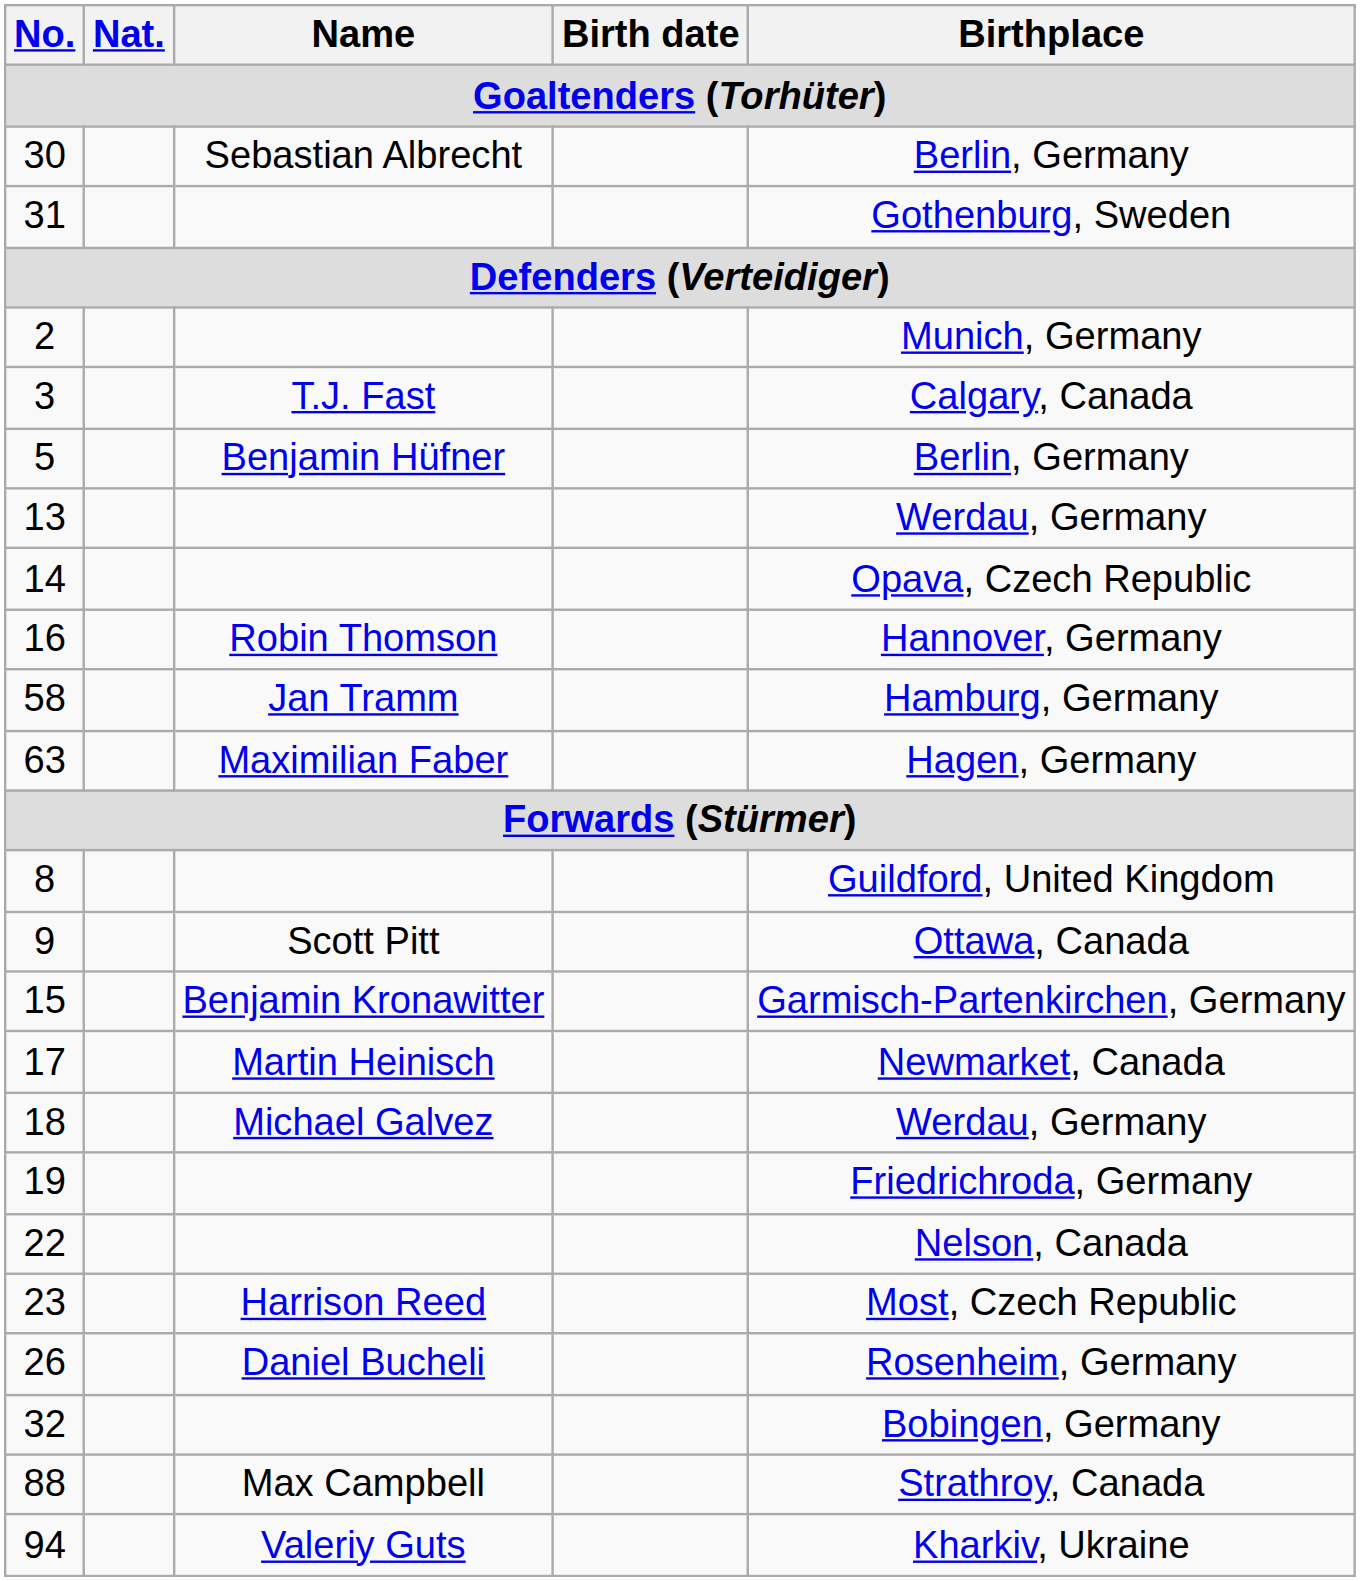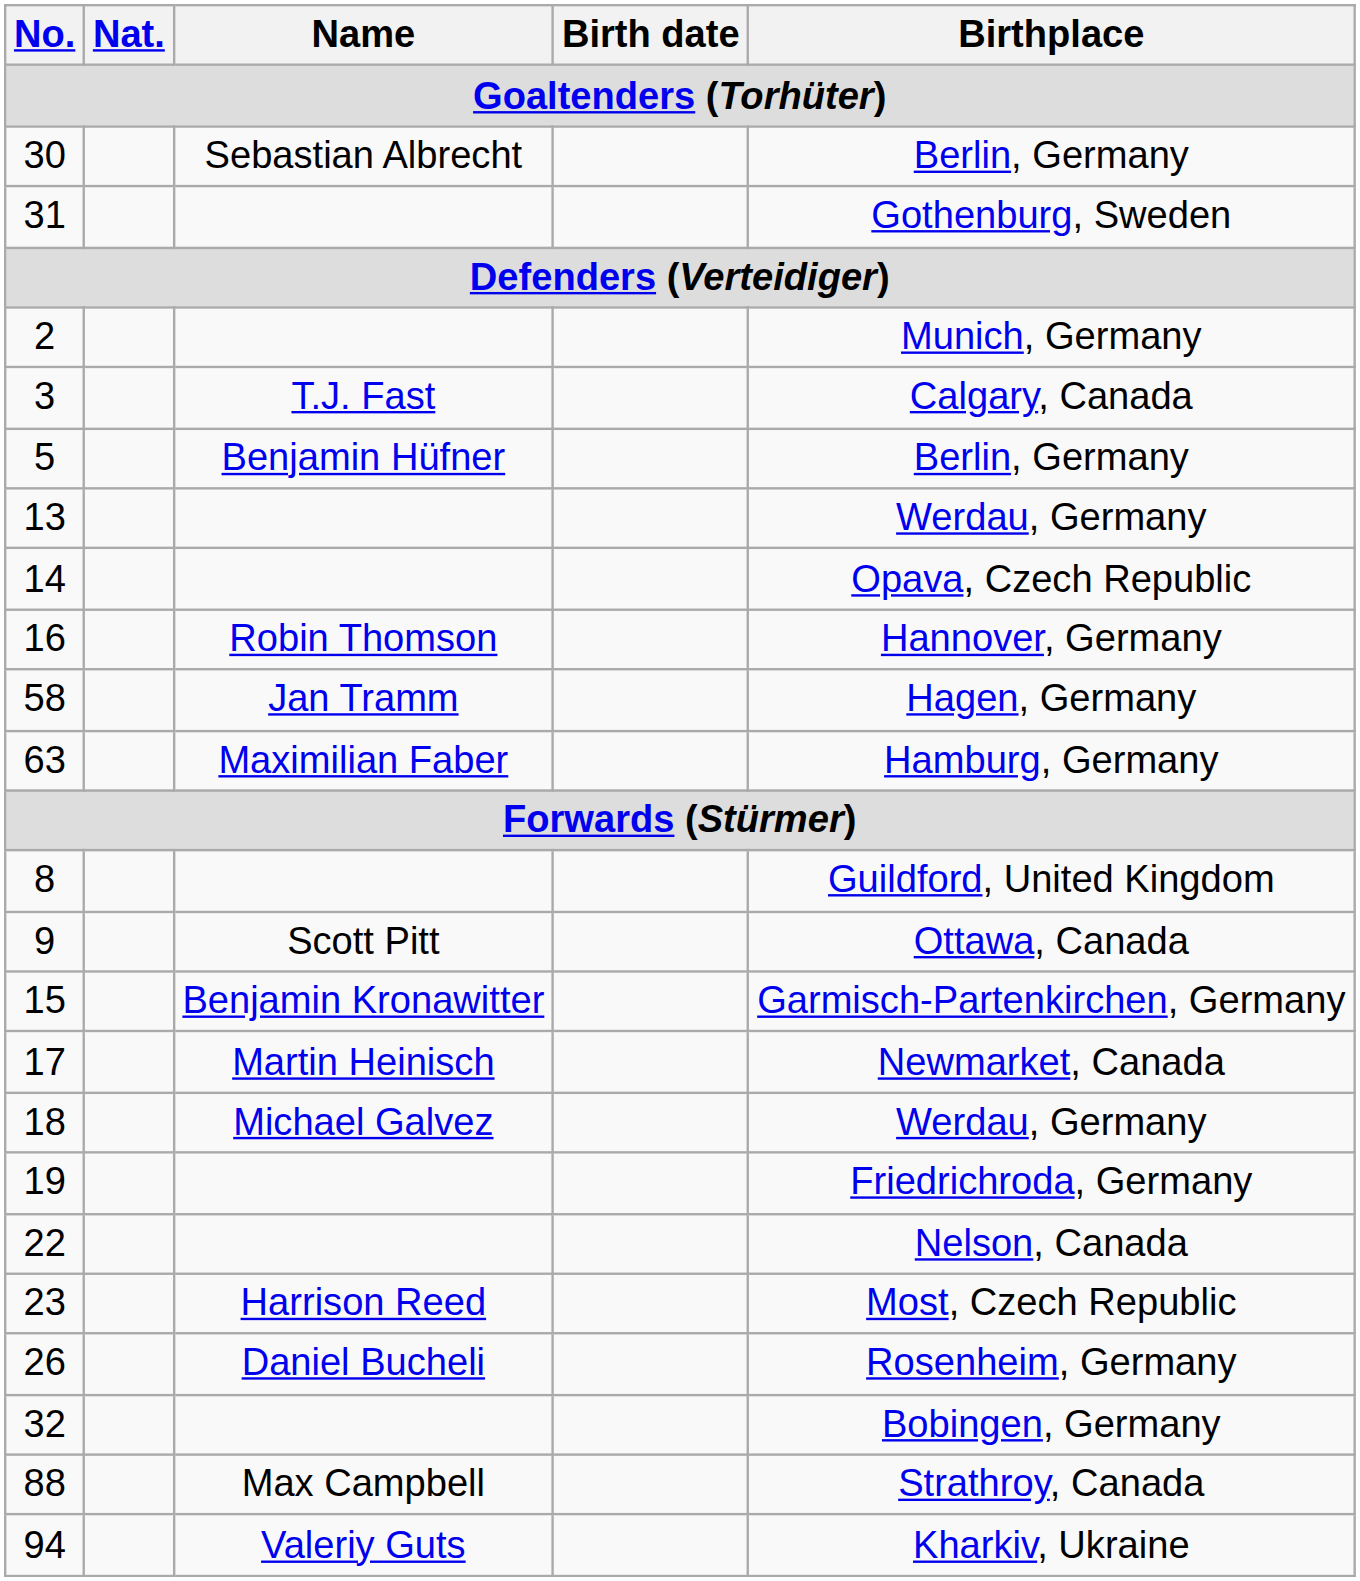(1051, 699) Hamburg, Germany -> (1051, 699) Hagen, Germany
(1051, 759) Hagen, Germany -> (1051, 759) Hamburg, Germany
